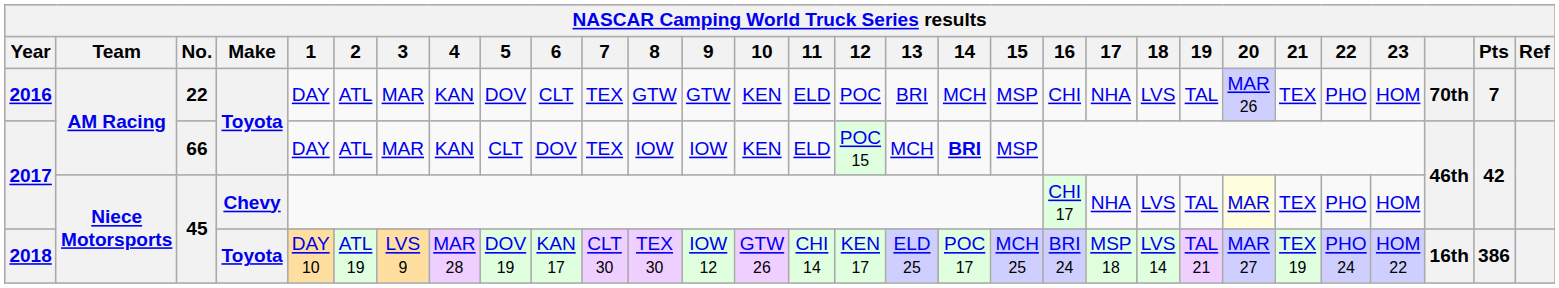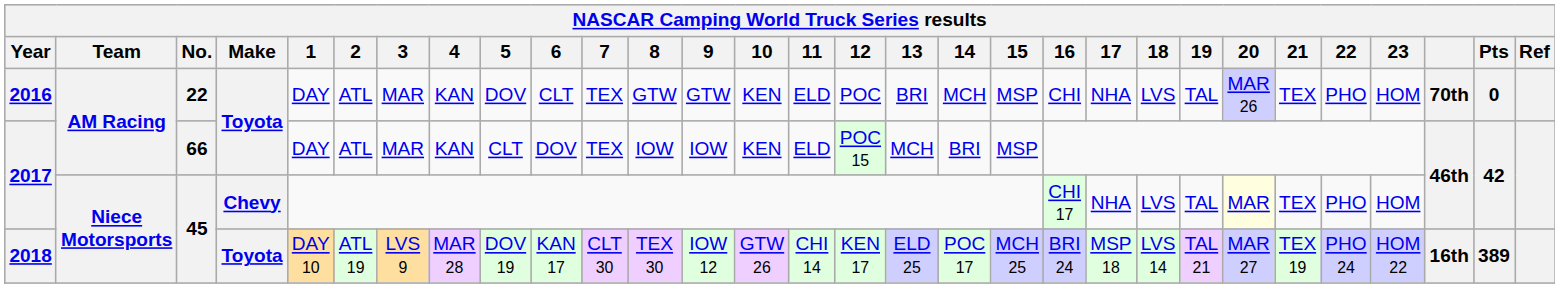(1494, 95) 7 -> (1494, 95) 0
(965, 148) bold -> (965, 148) normal
(1494, 256) 386 -> (1494, 256) 389
